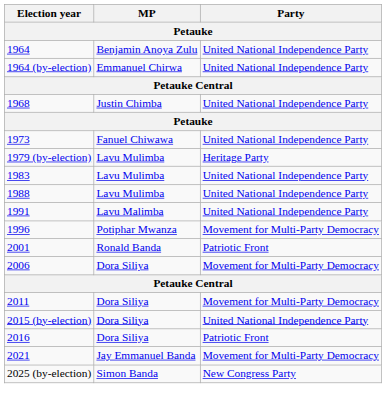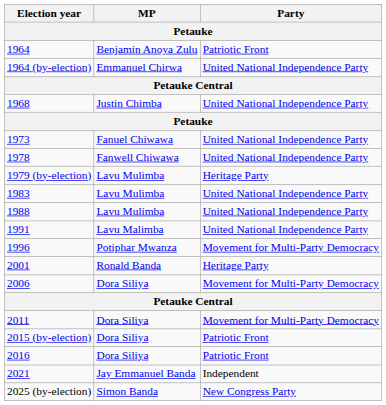(285, 49) United National Independence Party -> (236, 49) Patriotic Front
+ row: (18, 157)
(236, 247) Patriotic Front -> (236, 265) Heritage Party
(285, 319) United National Independence Party -> (236, 337) Patriotic Front
(291, 355) Movement for Multi-Party Democracy -> (231, 373) Independent
